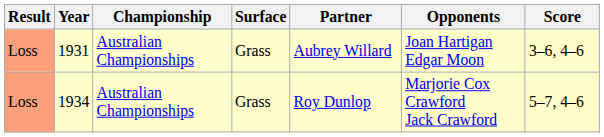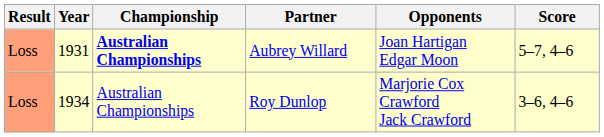- column: (261, 16)
(145, 50) normal -> (149, 50) bold
(556, 50) 3–6, 4–6 -> (546, 50) 5–7, 4–6
(556, 101) 5–7, 4–6 -> (546, 101) 3–6, 4–6
